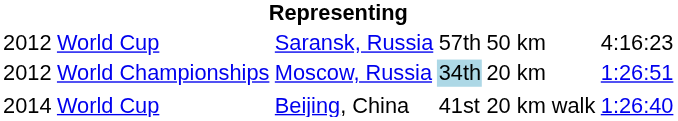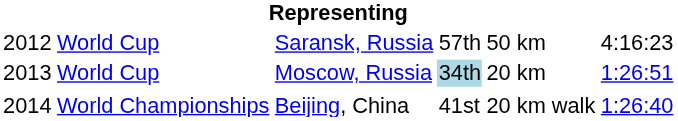(27, 72) 2012 -> (27, 72) 2013
(163, 72) World Championships -> (108, 72) World Cup
(108, 105) World Cup -> (163, 105) World Championships
